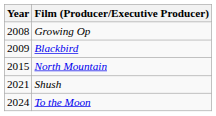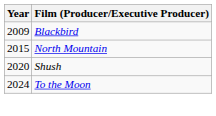- row: (62, 31)
(18, 84) 2021 -> (18, 66) 2020
